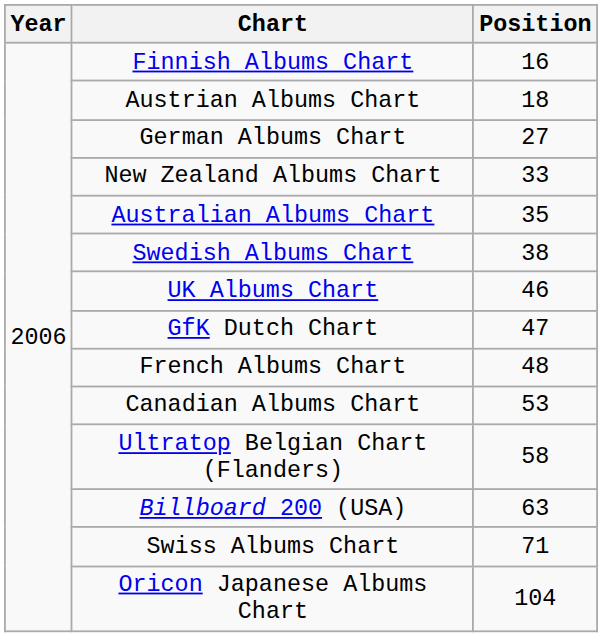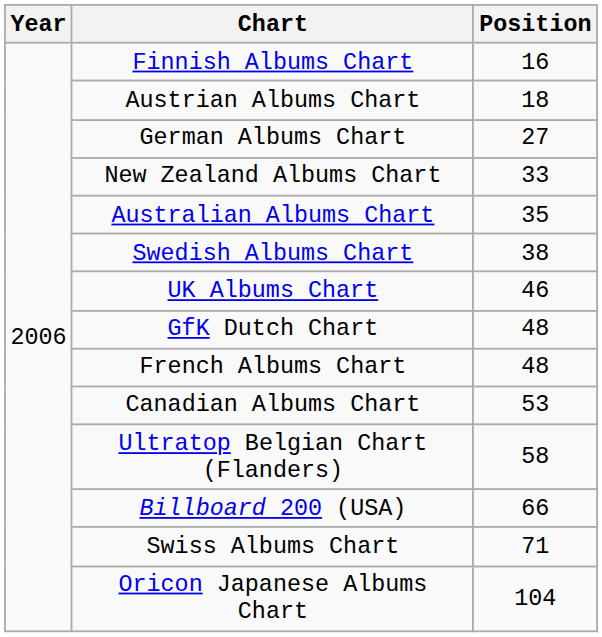(535, 329) 47 -> (535, 329) 48
(535, 509) 63 -> (535, 509) 66
